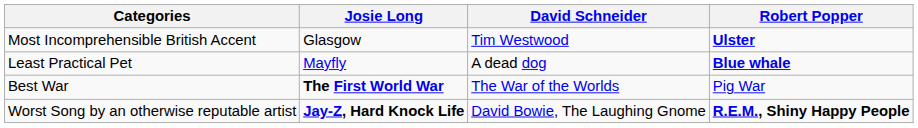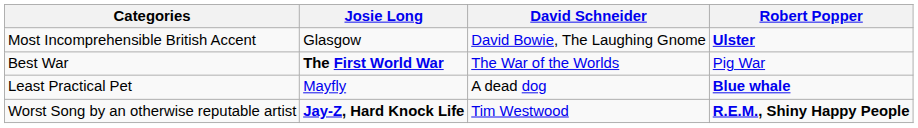(520, 39) Tim Westwood -> (589, 39) David Bowie, The Laughing Gnome
rows swapped: (70, 63) <-> (38, 87)
(589, 110) David Bowie, The Laughing Gnome -> (520, 110) Tim Westwood
